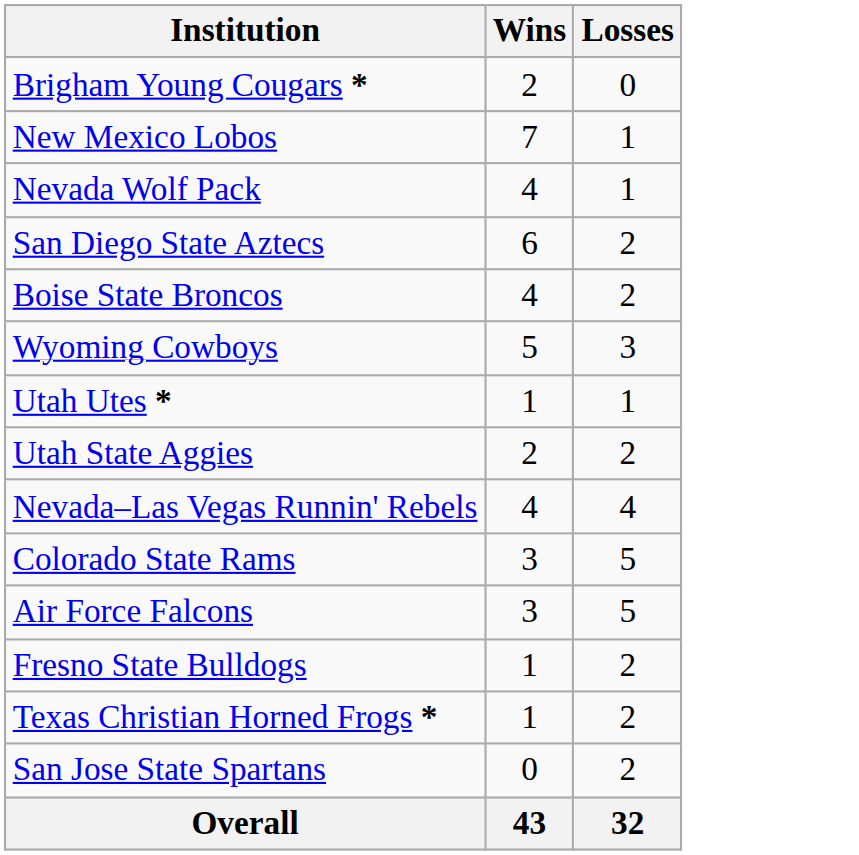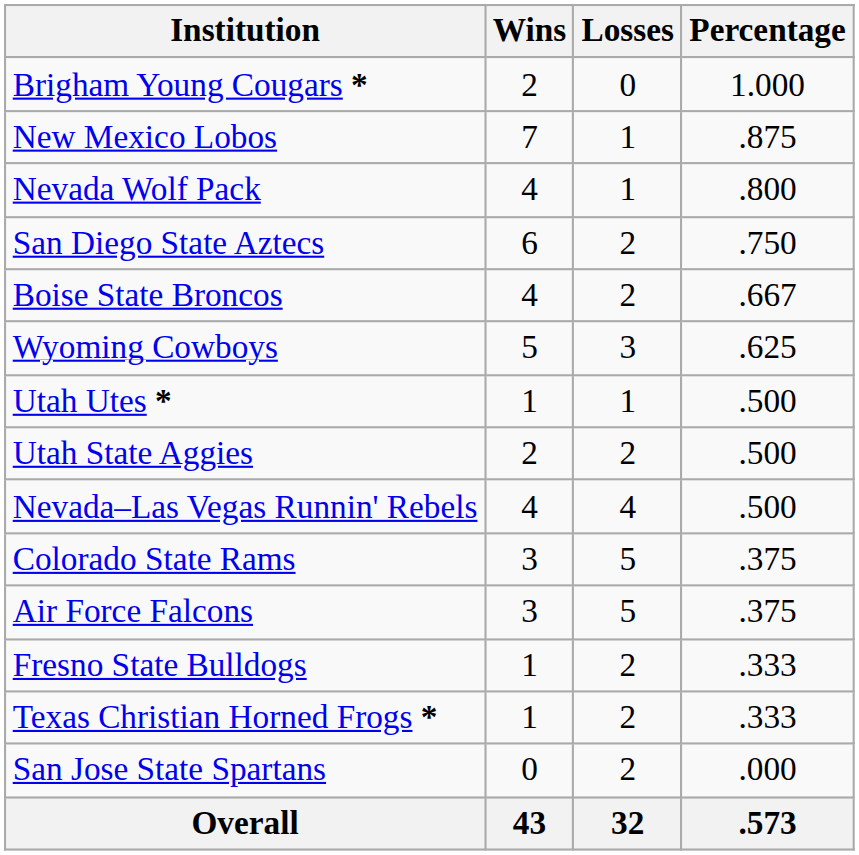+ column: (768, 30)
